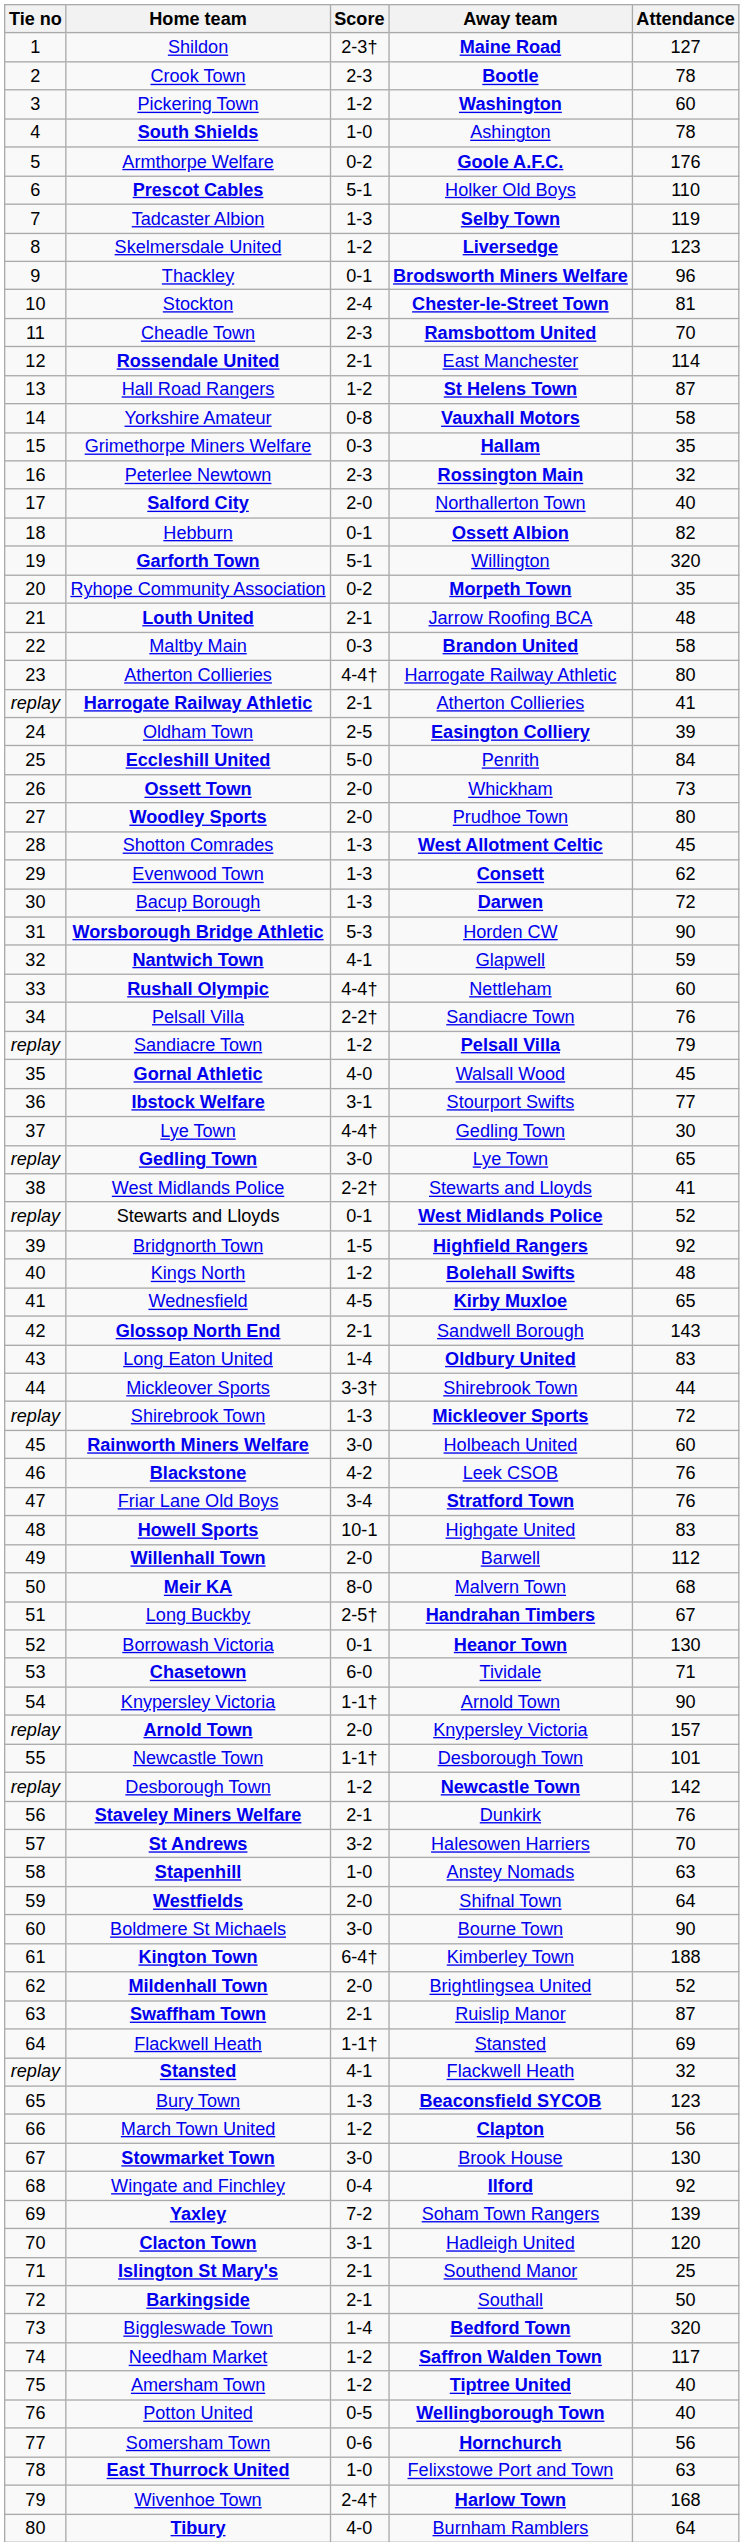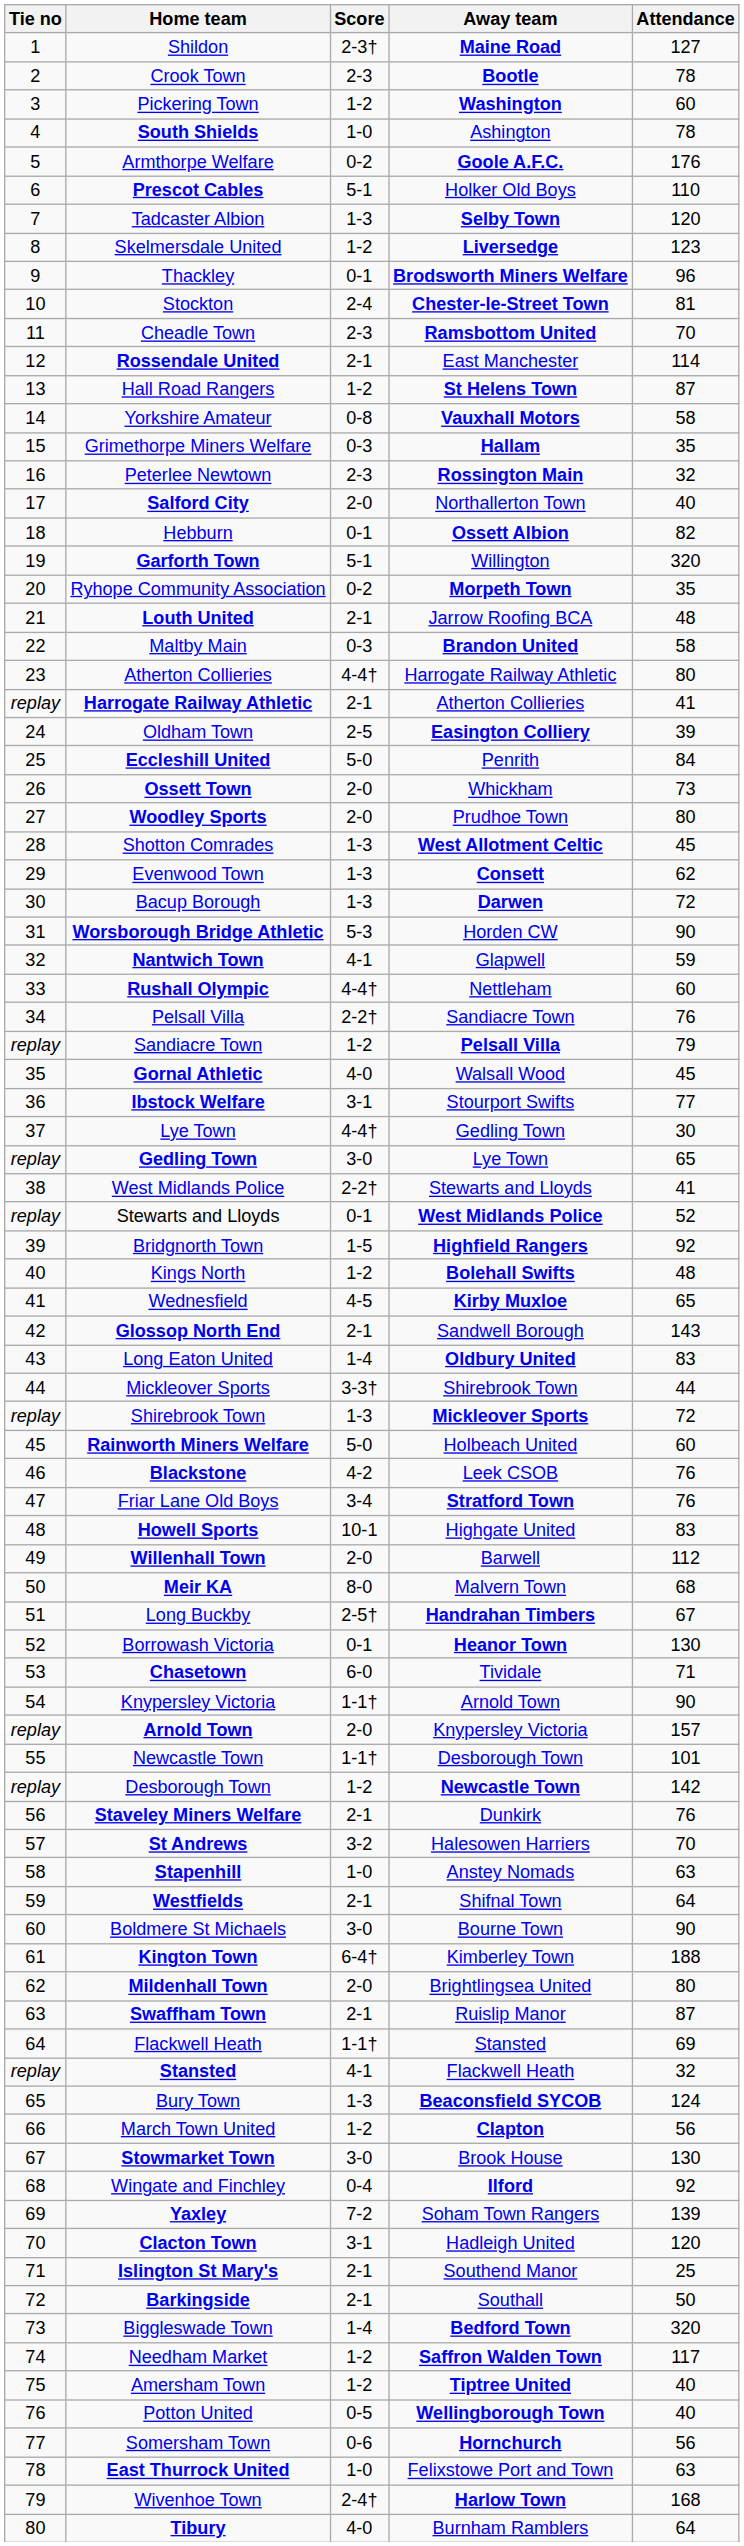(686, 218) 119 -> (686, 218) 120
(359, 1444) 3-0 -> (359, 1444) 5-0
(359, 1900) 2-0 -> (359, 1900) 2-1
(686, 1986) 52 -> (686, 1986) 80
(686, 2100) 123 -> (686, 2100) 124
